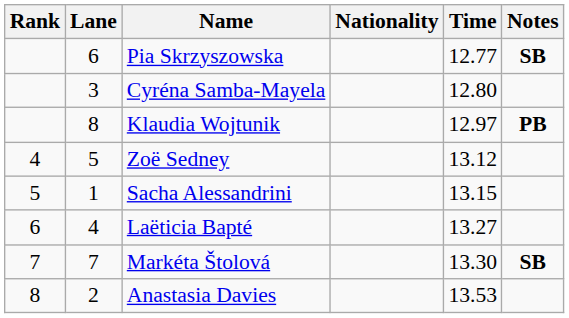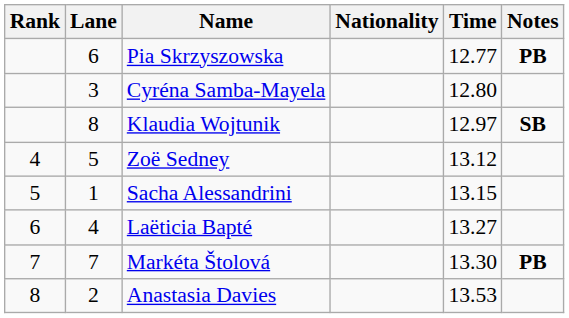(533, 55) SB -> (533, 55) PB
(533, 124) PB -> (533, 124) SB
(533, 261) SB -> (533, 261) PB
